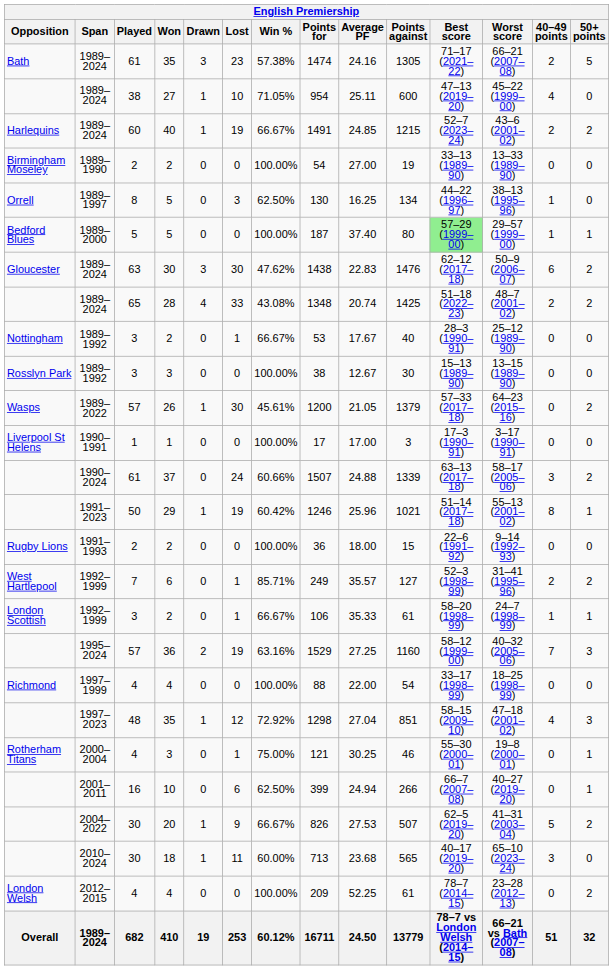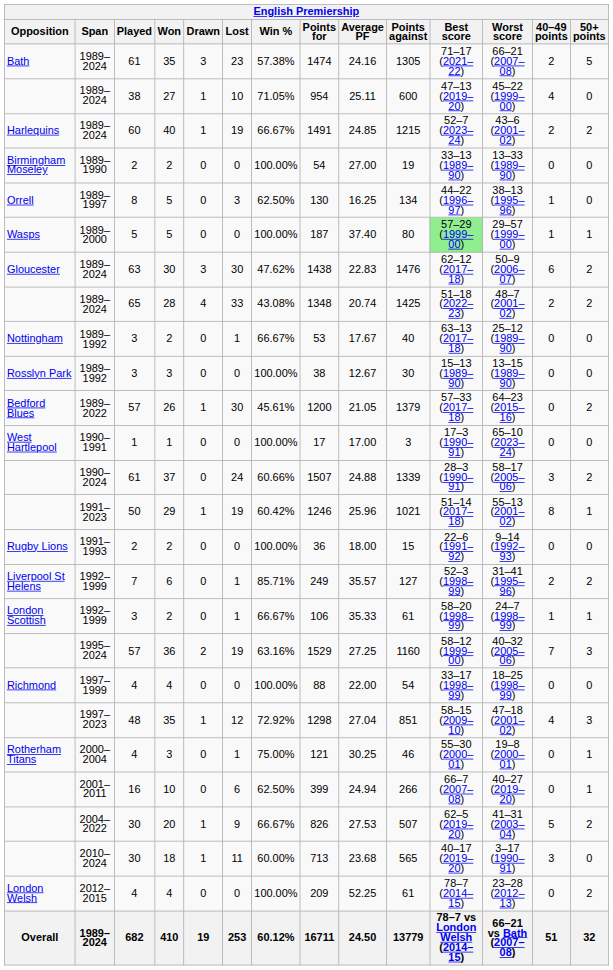(26, 235) Bedford Blues -> (23, 235) Wasps
(456, 339) 28–3 (1990–91) -> (456, 339) 63–13 (2017–18)
(23, 408) Wasps -> (26, 408) Bedford Blues
(36, 443) Liverpool St Helens -> (32, 443) West Hartlepool
(508, 443) 3–17 (1990–91) -> (508, 443) 65–10 (2023–24)
(456, 477) 63–13 (2017–18) -> (456, 477) 28–3 (1990–91)
(32, 581) West Hartlepool -> (36, 581) Liverpool St Helens
(508, 859) 65–10 (2023–24) -> (508, 859) 3–17 (1990–91)
